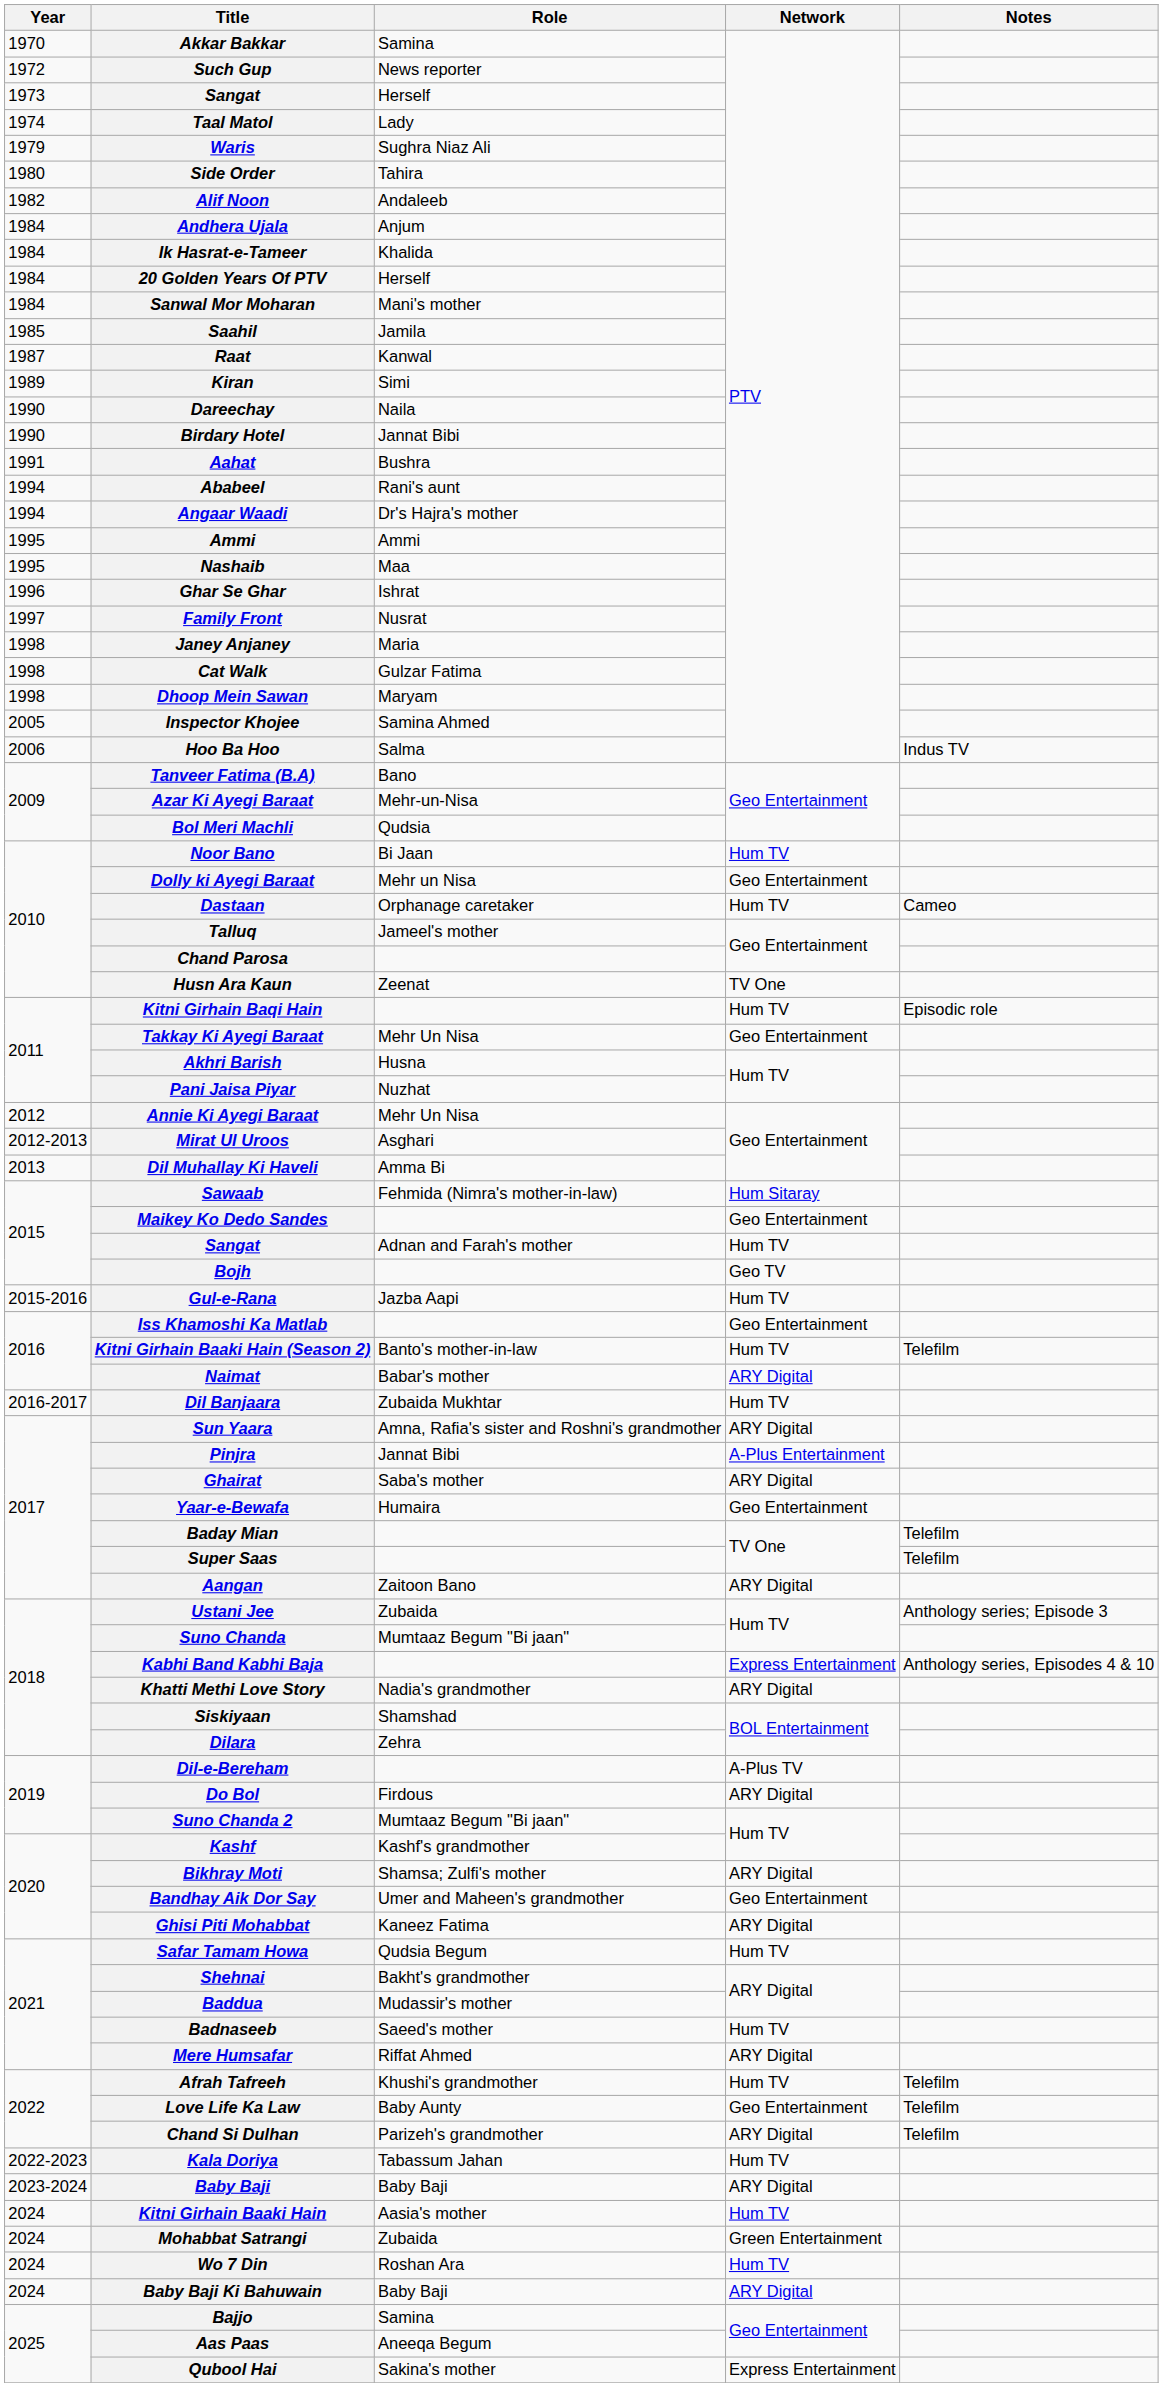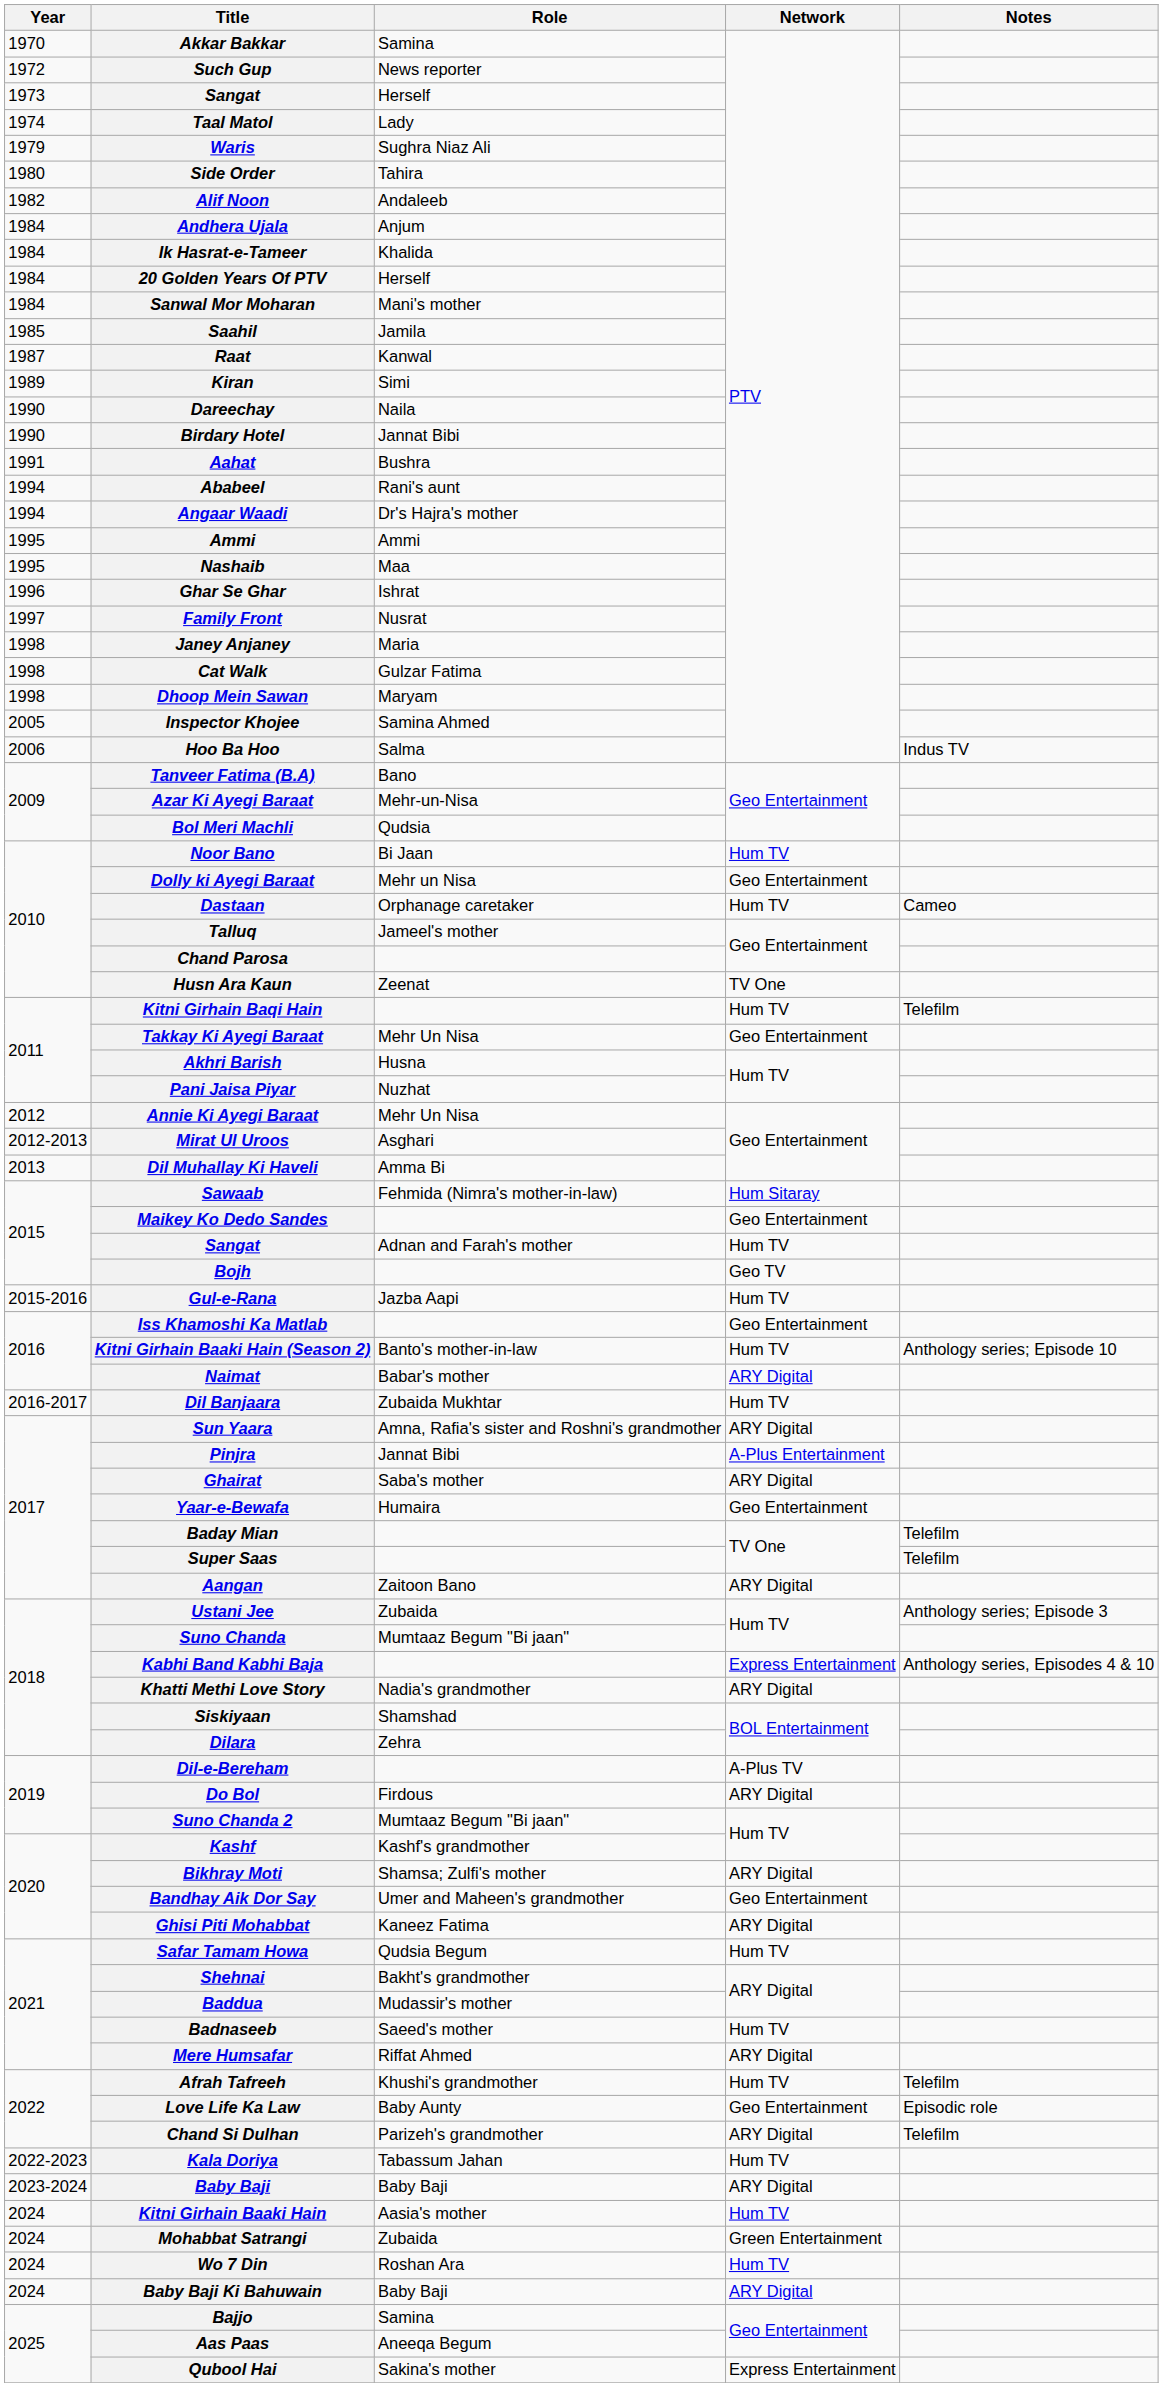(950, 1010) Episodic role -> (931, 1010) Telefilm
(931, 1350) Telefilm -> (1010, 1350) Anthology series; Episode 10
(931, 2108) Telefilm -> (950, 2108) Episodic role
